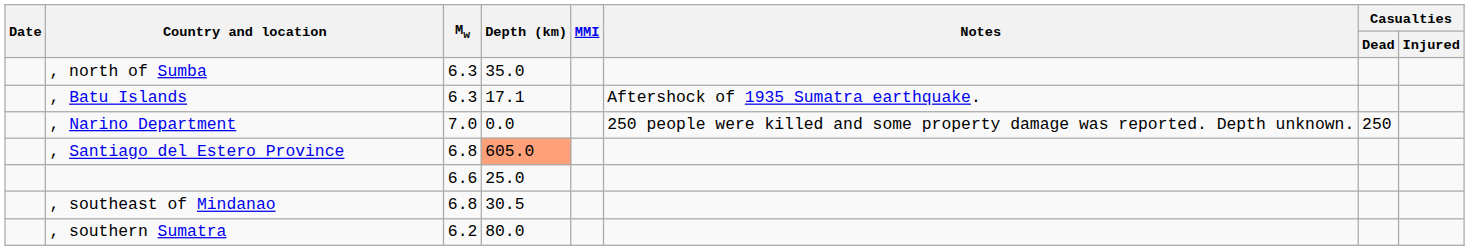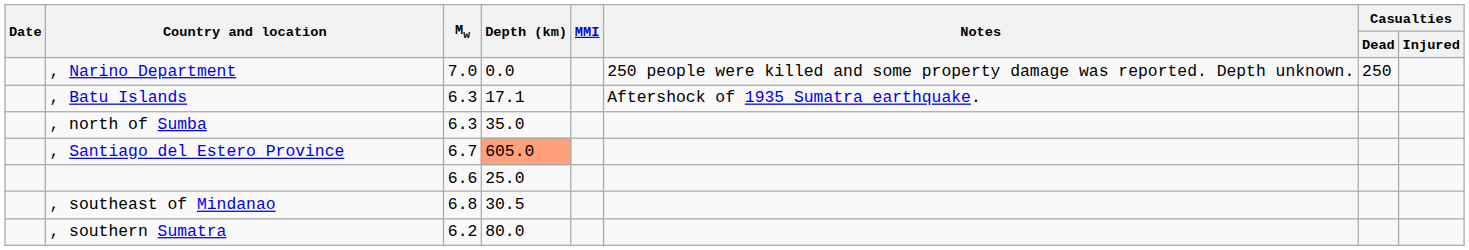rows swapped: (128, 71) <-> (143, 125)
(463, 151) 6.8 -> (463, 151) 6.7
